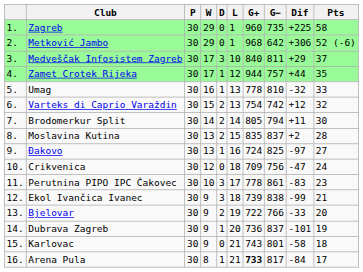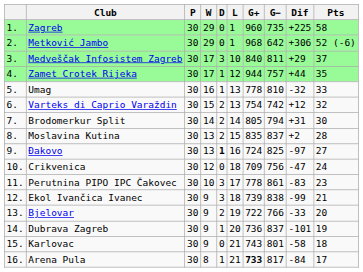(297, 120) +11 -> (297, 120) +31
(222, 151) normal -> (222, 151) bold
